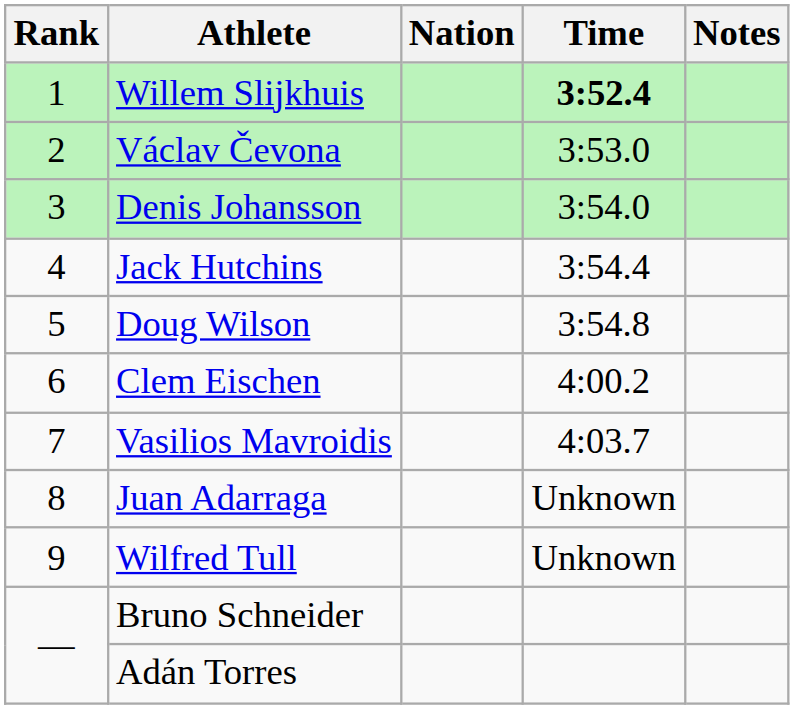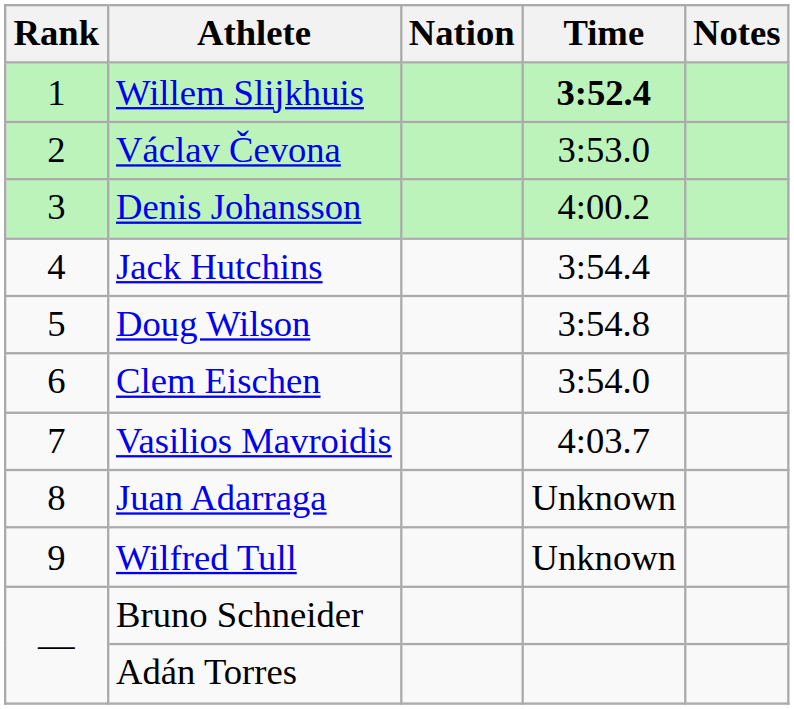(604, 207) 3:54.0 -> (604, 207) 4:00.2
(604, 382) 4:00.2 -> (604, 382) 3:54.0
